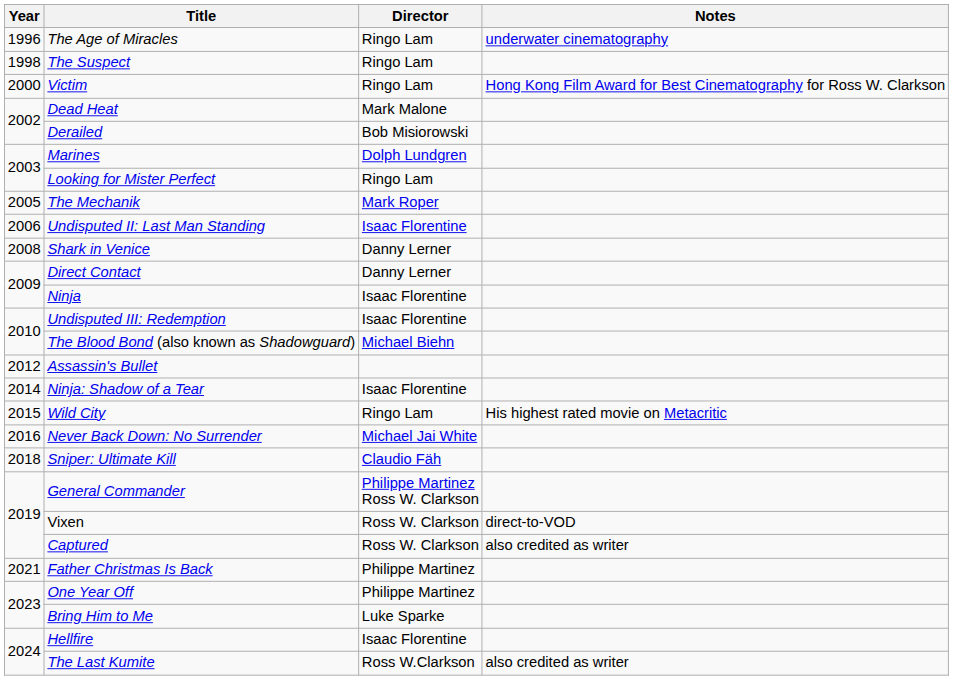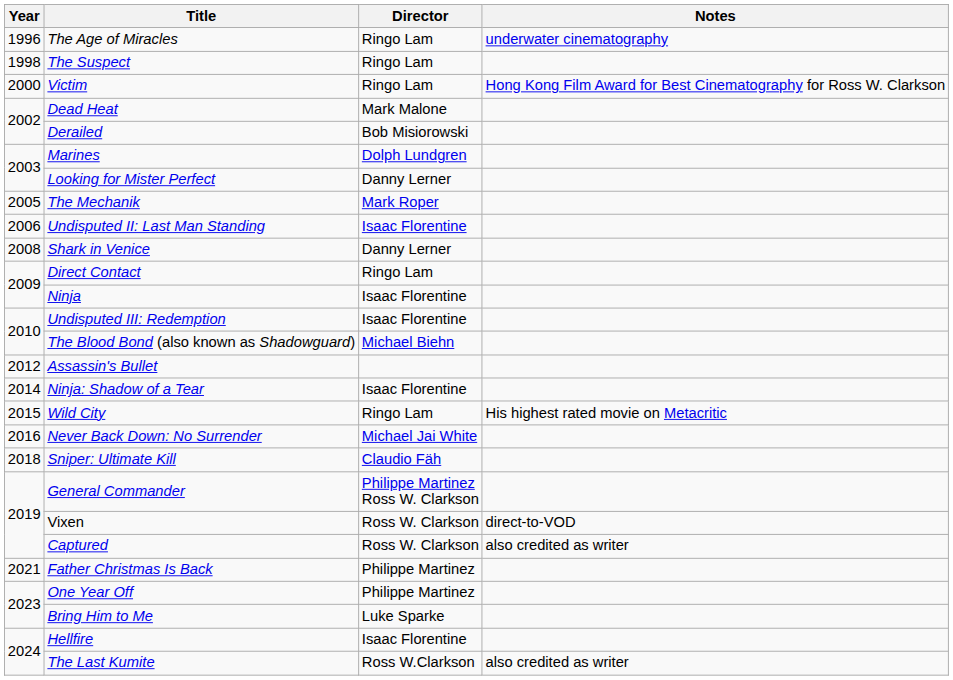(397, 179) Ringo Lam -> (406, 179) Danny Lerner
(406, 272) Danny Lerner -> (397, 272) Ringo Lam
